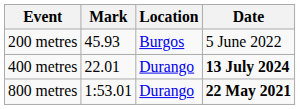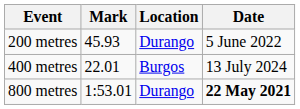(162, 41) Burgos -> (167, 41) Durango
(167, 66) Durango -> (162, 66) Burgos
(248, 66) bold -> (246, 66) normal
